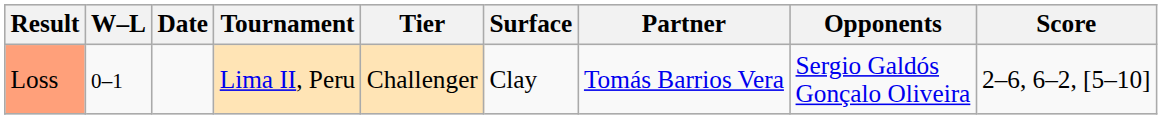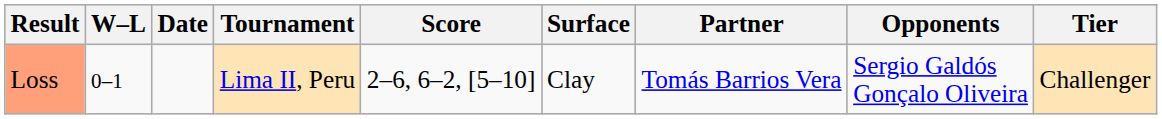columns swapped: (422, 24) <-> (1066, 24)
